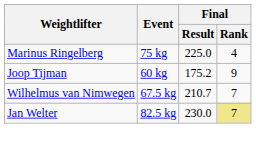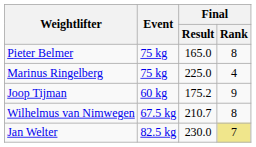+ row: (40, 54)
(234, 93) 7 -> (234, 113) 8
